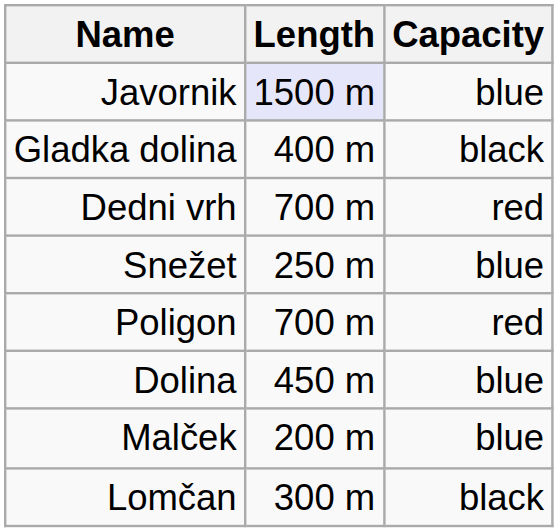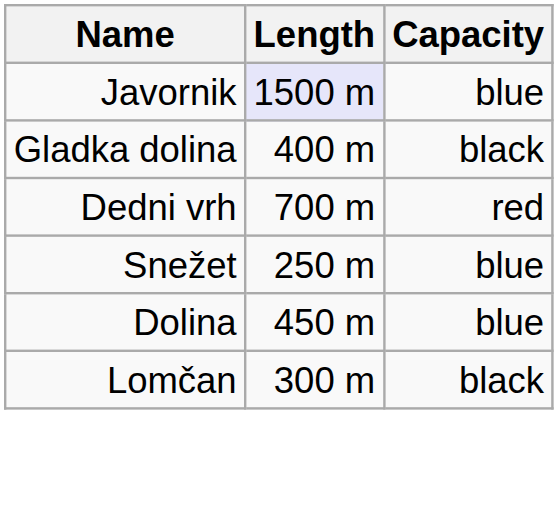- row: (176, 323)
- row: (179, 439)
